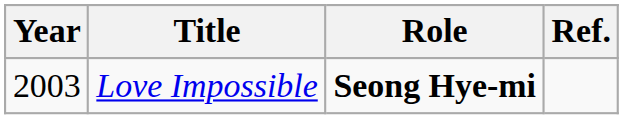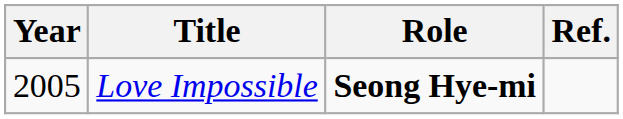(47, 85) 2003 -> (47, 85) 2005
